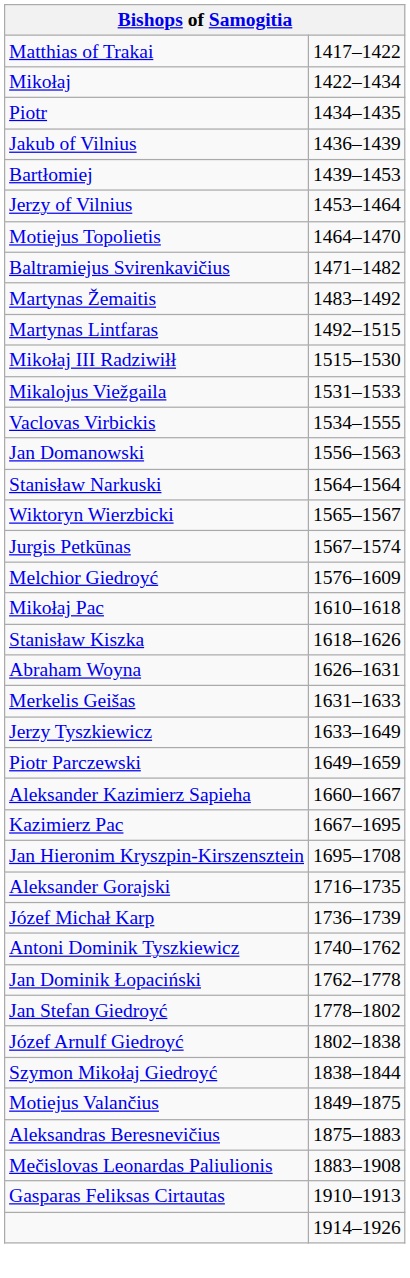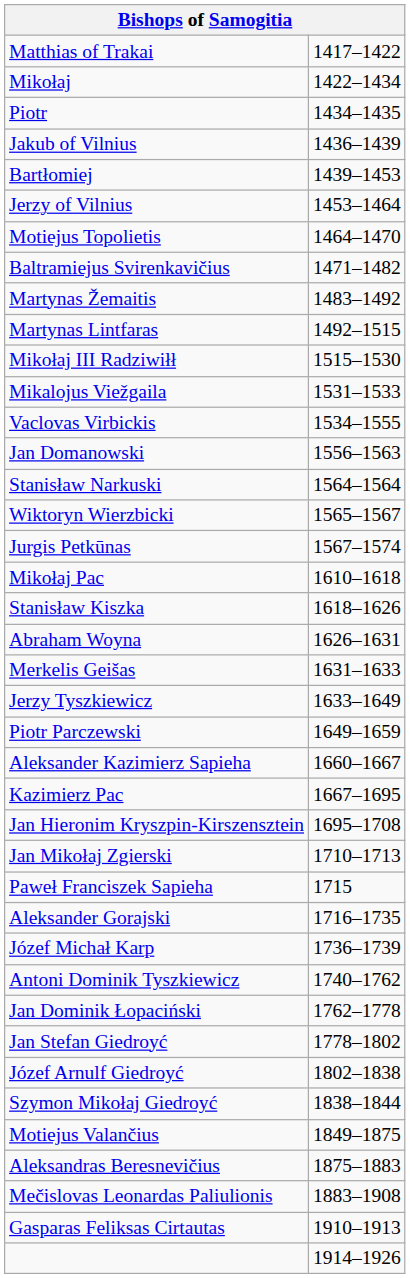- row: (84, 577)
+ row: (90, 855)
+ row: (111, 886)
